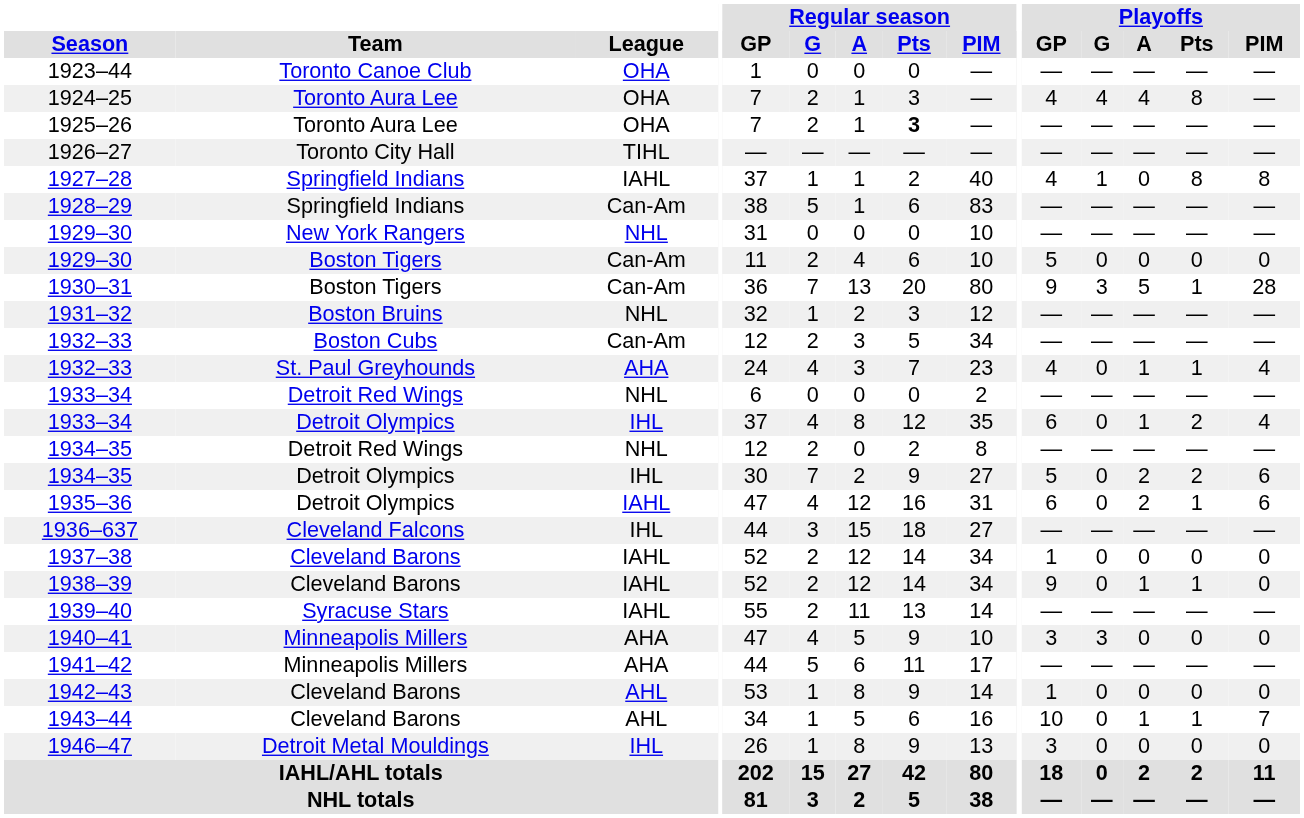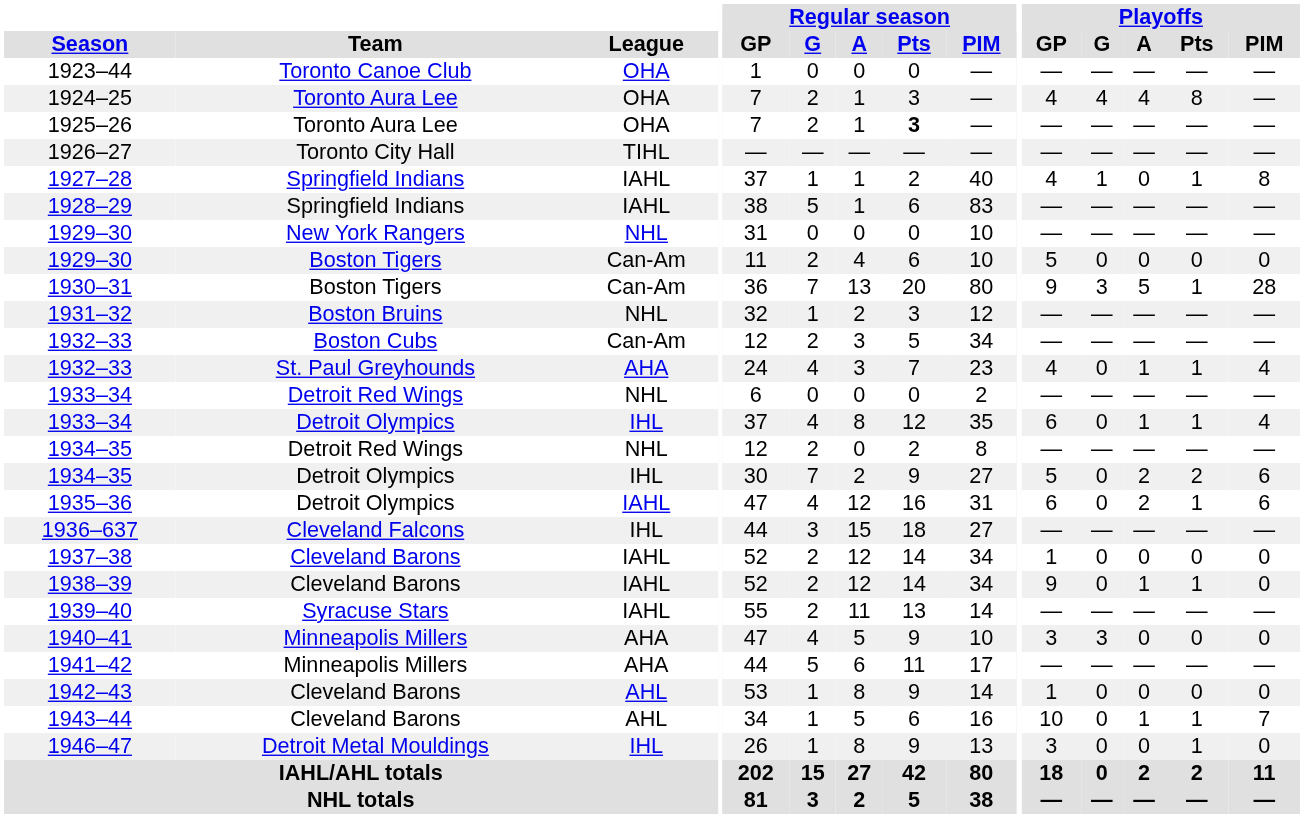(1197, 179) 8 -> (1197, 179) 1
(646, 206) Can-Am -> (646, 206) IAHL
(1197, 422) 2 -> (1197, 422) 1
(1197, 746) 0 -> (1197, 746) 1
